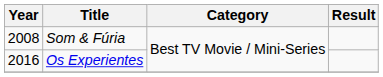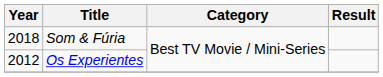(24, 38) 2008 -> (24, 38) 2018
(24, 60) 2016 -> (24, 60) 2012
